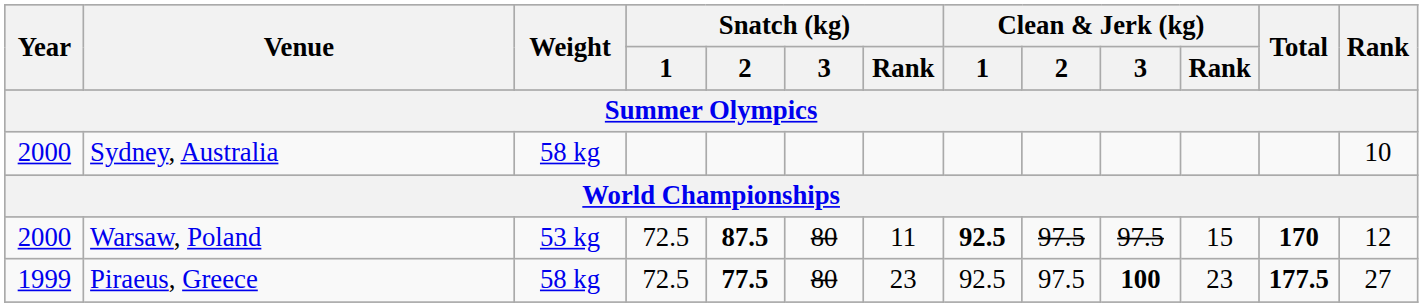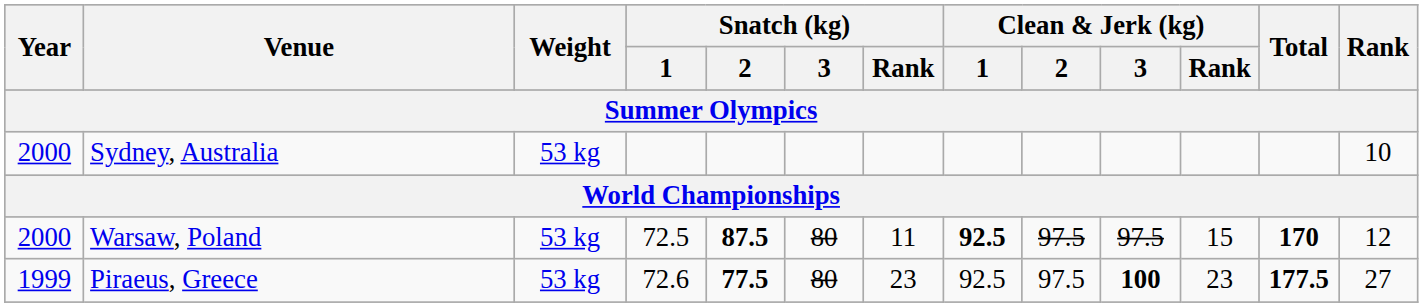(570, 152) 58 kg -> (570, 152) 53 kg
(570, 279) 58 kg -> (570, 279) 53 kg
(666, 279) 72.5 -> (666, 279) 72.6
